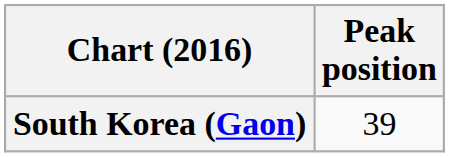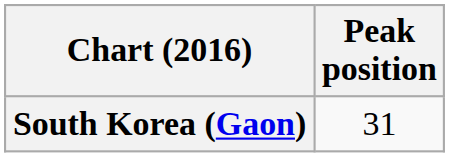(379, 123) 39 -> (379, 123) 31
